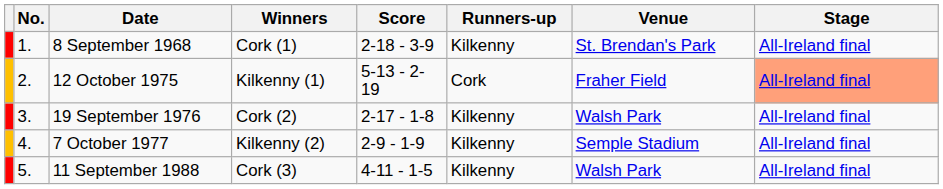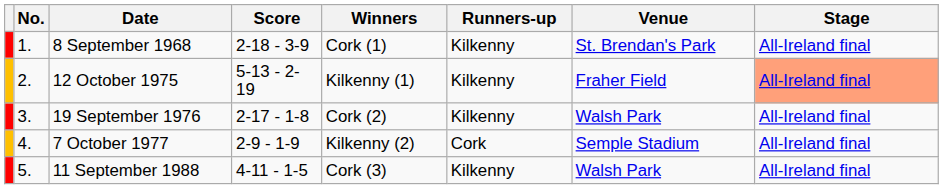columns swapped: (295, 18) <-> (402, 18)
(468, 81) Cork -> (483, 81) Kilkenny
(483, 143) Kilkenny -> (468, 143) Cork
